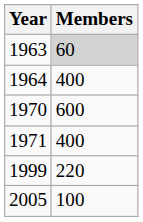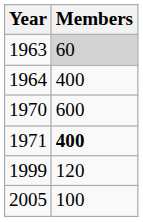(70, 140) normal -> (70, 140) bold
(70, 170) 220 -> (70, 170) 120
